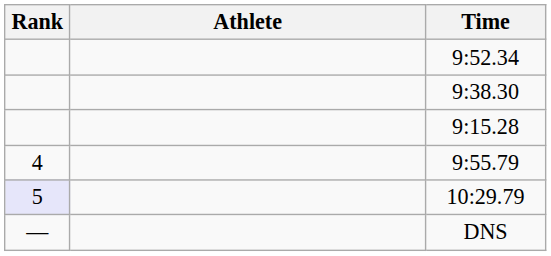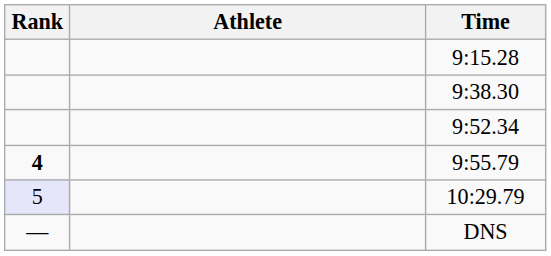rows swapped: (486, 127) <-> (486, 57)
(37, 162) normal -> (37, 162) bold
